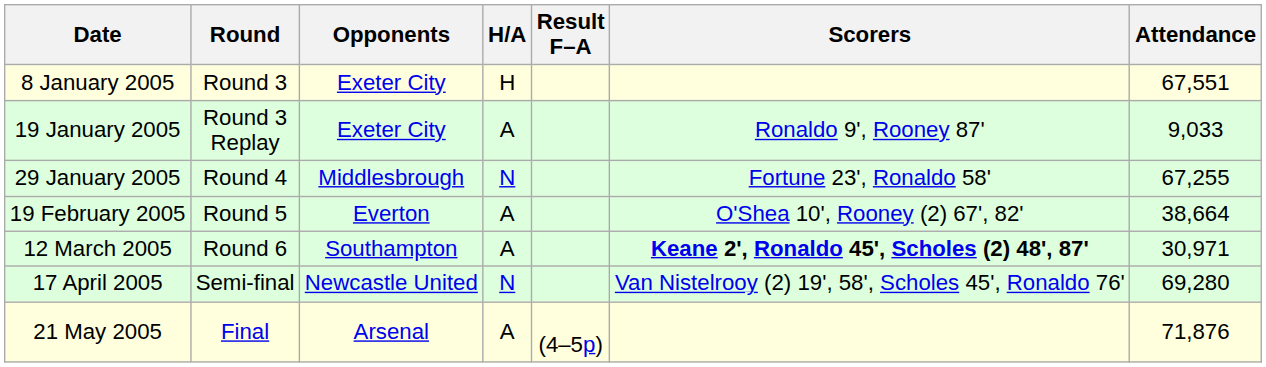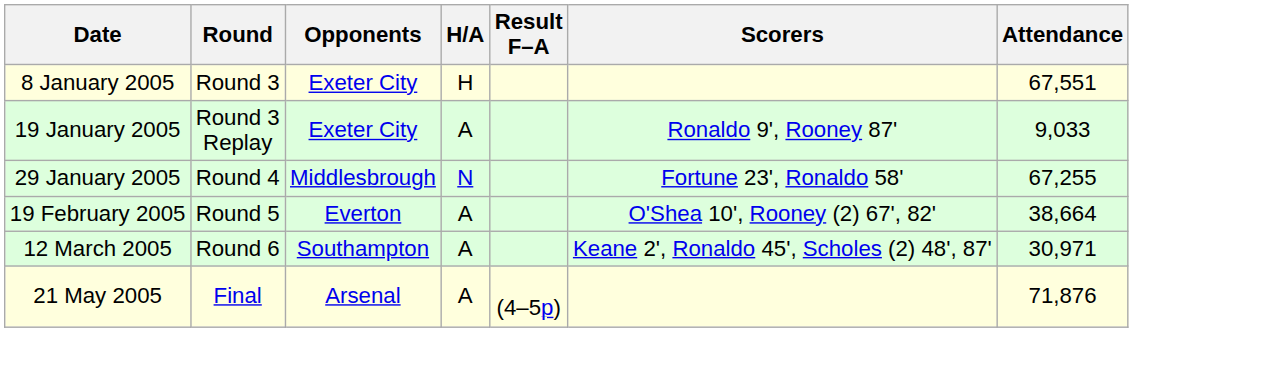(870, 248) bold -> (782, 248) normal
- row: (98, 283)
